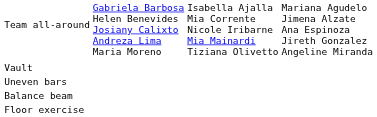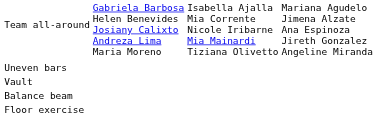rows swapped: (18, 68) <-> (36, 82)
